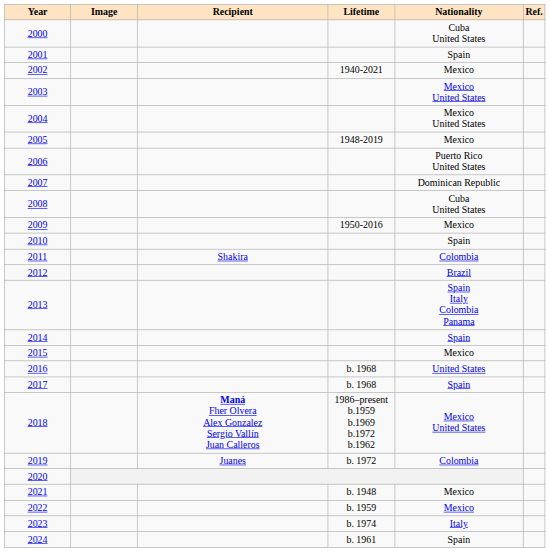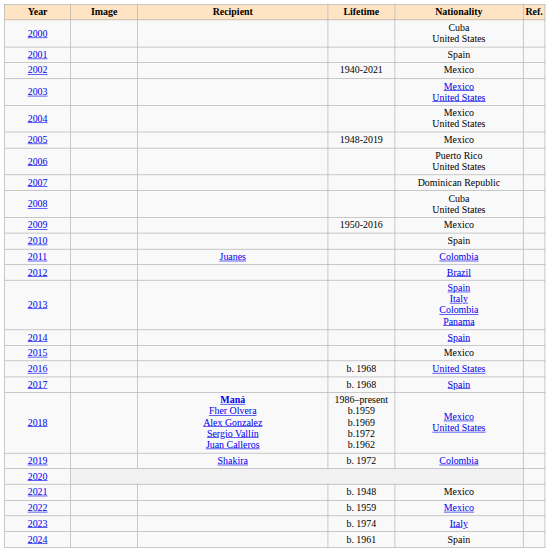(233, 256) Shakira -> (233, 256) Juanes
(233, 460) Juanes -> (233, 460) Shakira
